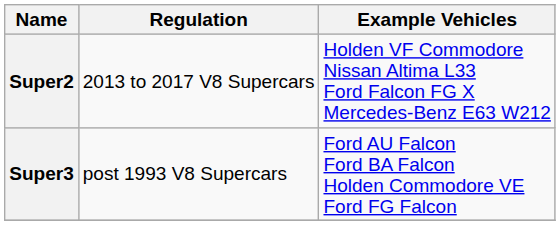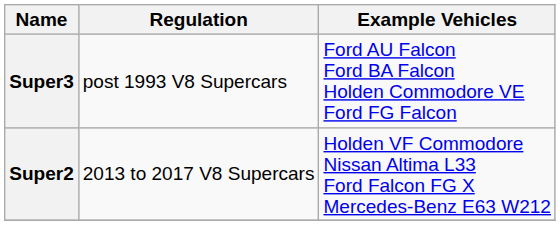rows swapped: (41, 81) <-> (41, 174)
